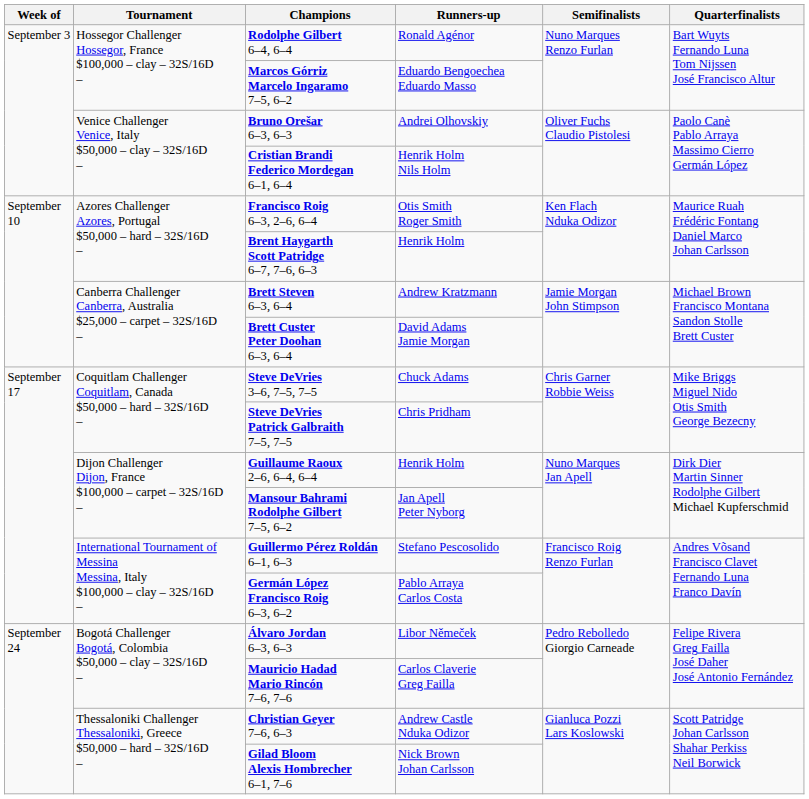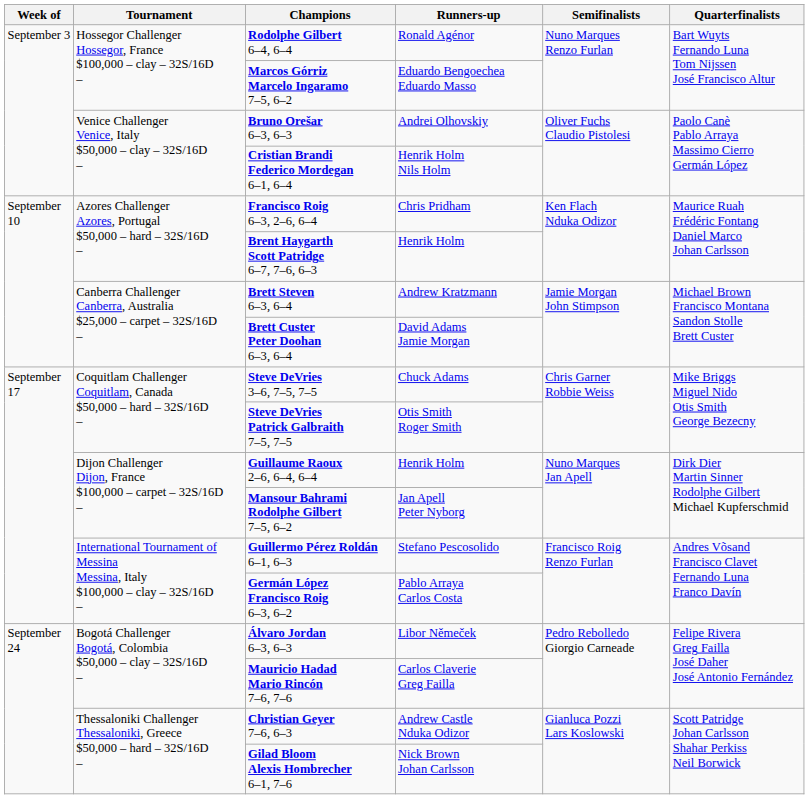(430, 213) Otis Smith Roger Smith -> (434, 205) Chris Pridham
(434, 412) Chris Pridham -> (430, 419) Otis Smith Roger Smith
